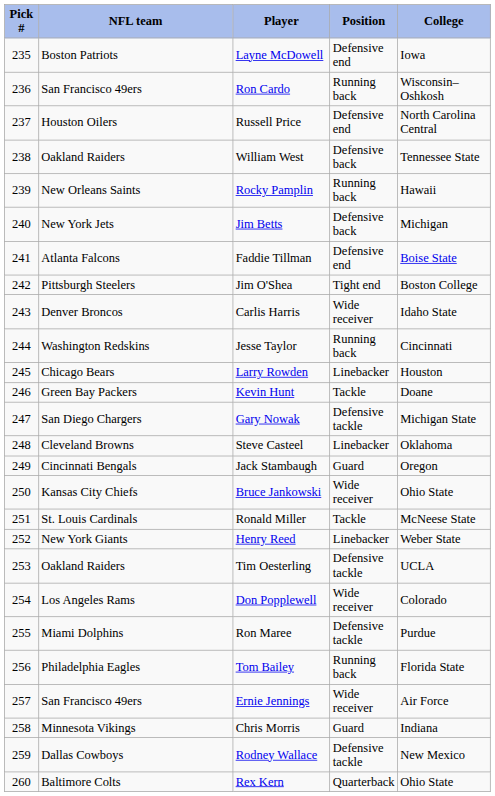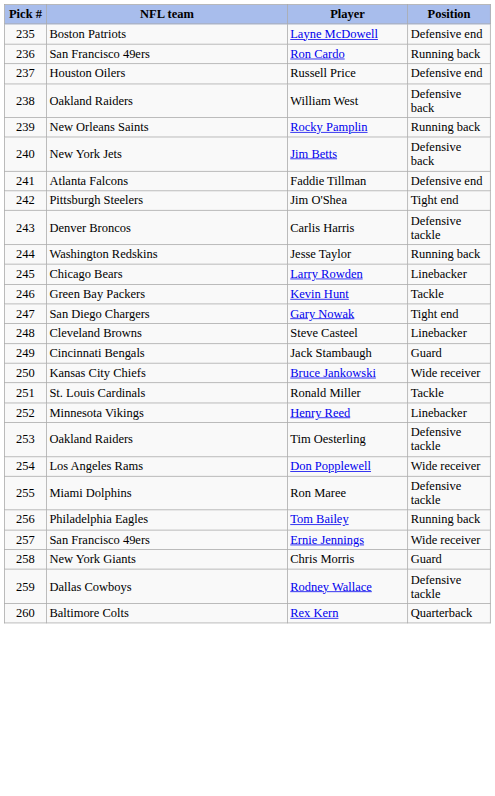- column: (444, 21)
(353, 311) Wide receiver -> (436, 227) Defensive tackle
(358, 419) Defensive tackle -> (435, 313) Tight end
(84, 539) New York Giants -> (97, 412) Minnesota Vikings
(88, 728) Minnesota Vikings -> (93, 559) New York Giants
